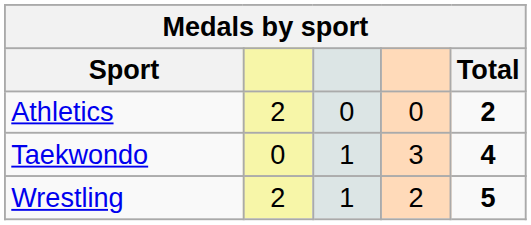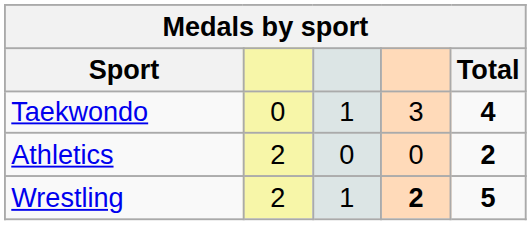rows swapped: (62, 112) <-> (80, 155)
(416, 198) normal -> (416, 198) bold
